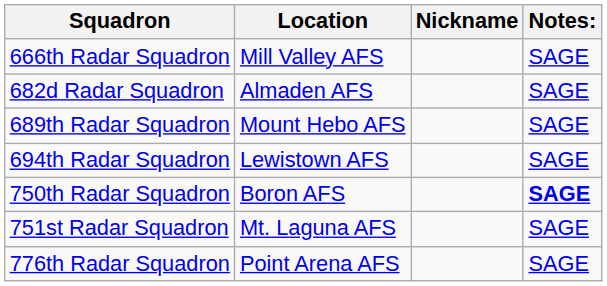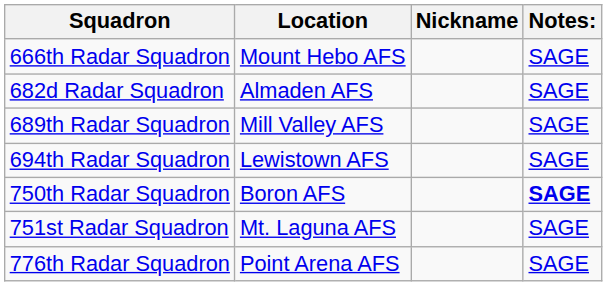(312, 56) Mill Valley AFS -> (323, 56) Mount Hebo AFS
(323, 125) Mount Hebo AFS -> (312, 125) Mill Valley AFS
